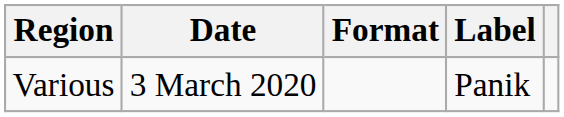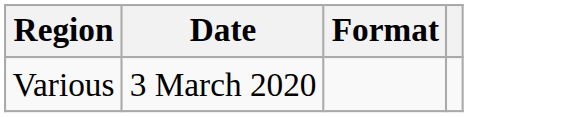- column: (495, 30)
